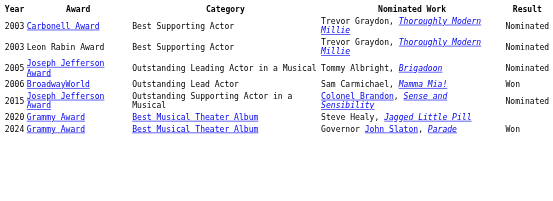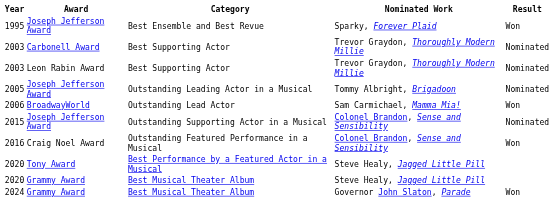+ row: (15, 26)
+ row: (15, 143)
+ row: (15, 164)
